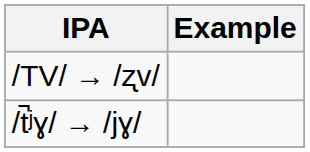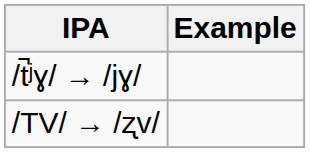rows swapped: (77, 123) <-> (86, 75)
